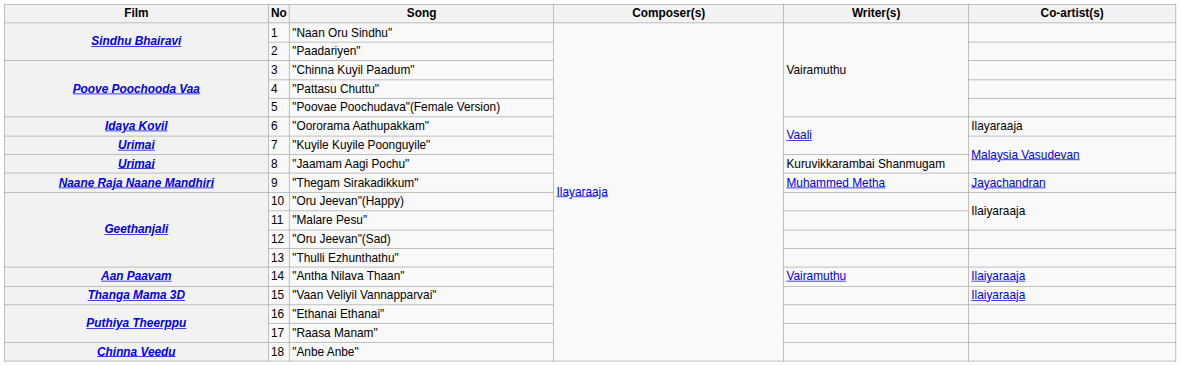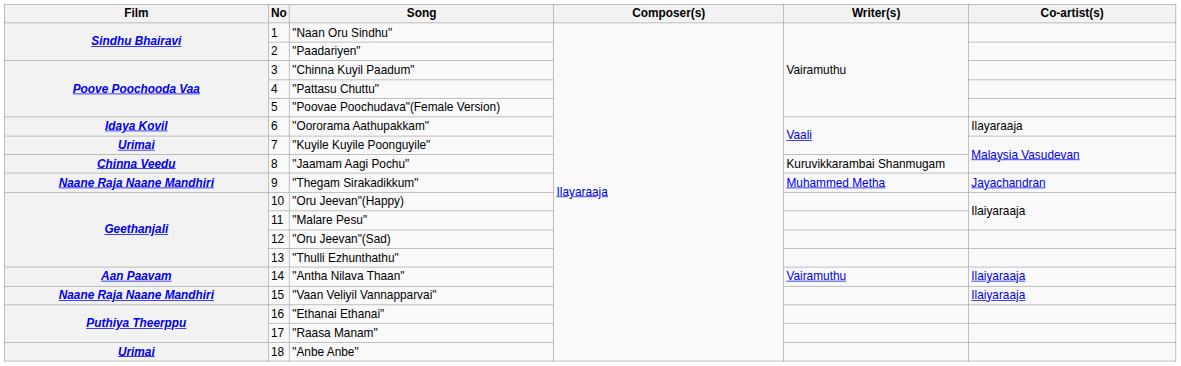(136, 164) Urimai -> (136, 164) Chinna Veedu
(136, 295) Thanga Mama 3D -> (136, 295) Naane Raja Naane Mandhiri
(136, 351) Chinna Veedu -> (136, 351) Urimai
